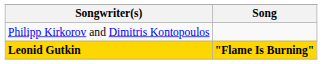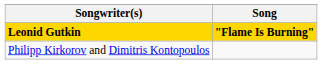rows swapped: (44, 50) <-> (109, 31)
